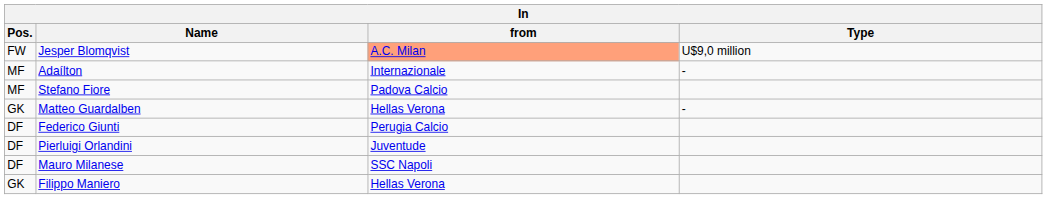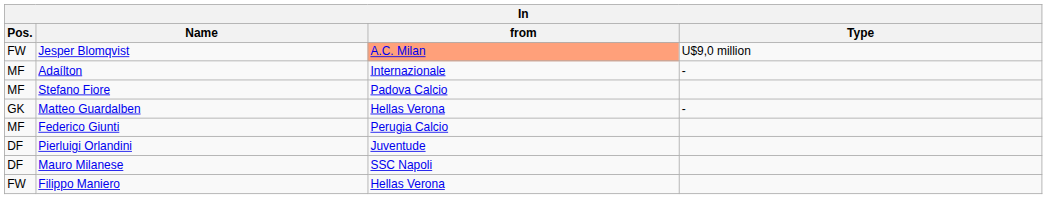(15, 128) DF -> (16, 128) MF
(16, 184) GK -> (17, 184) FW
